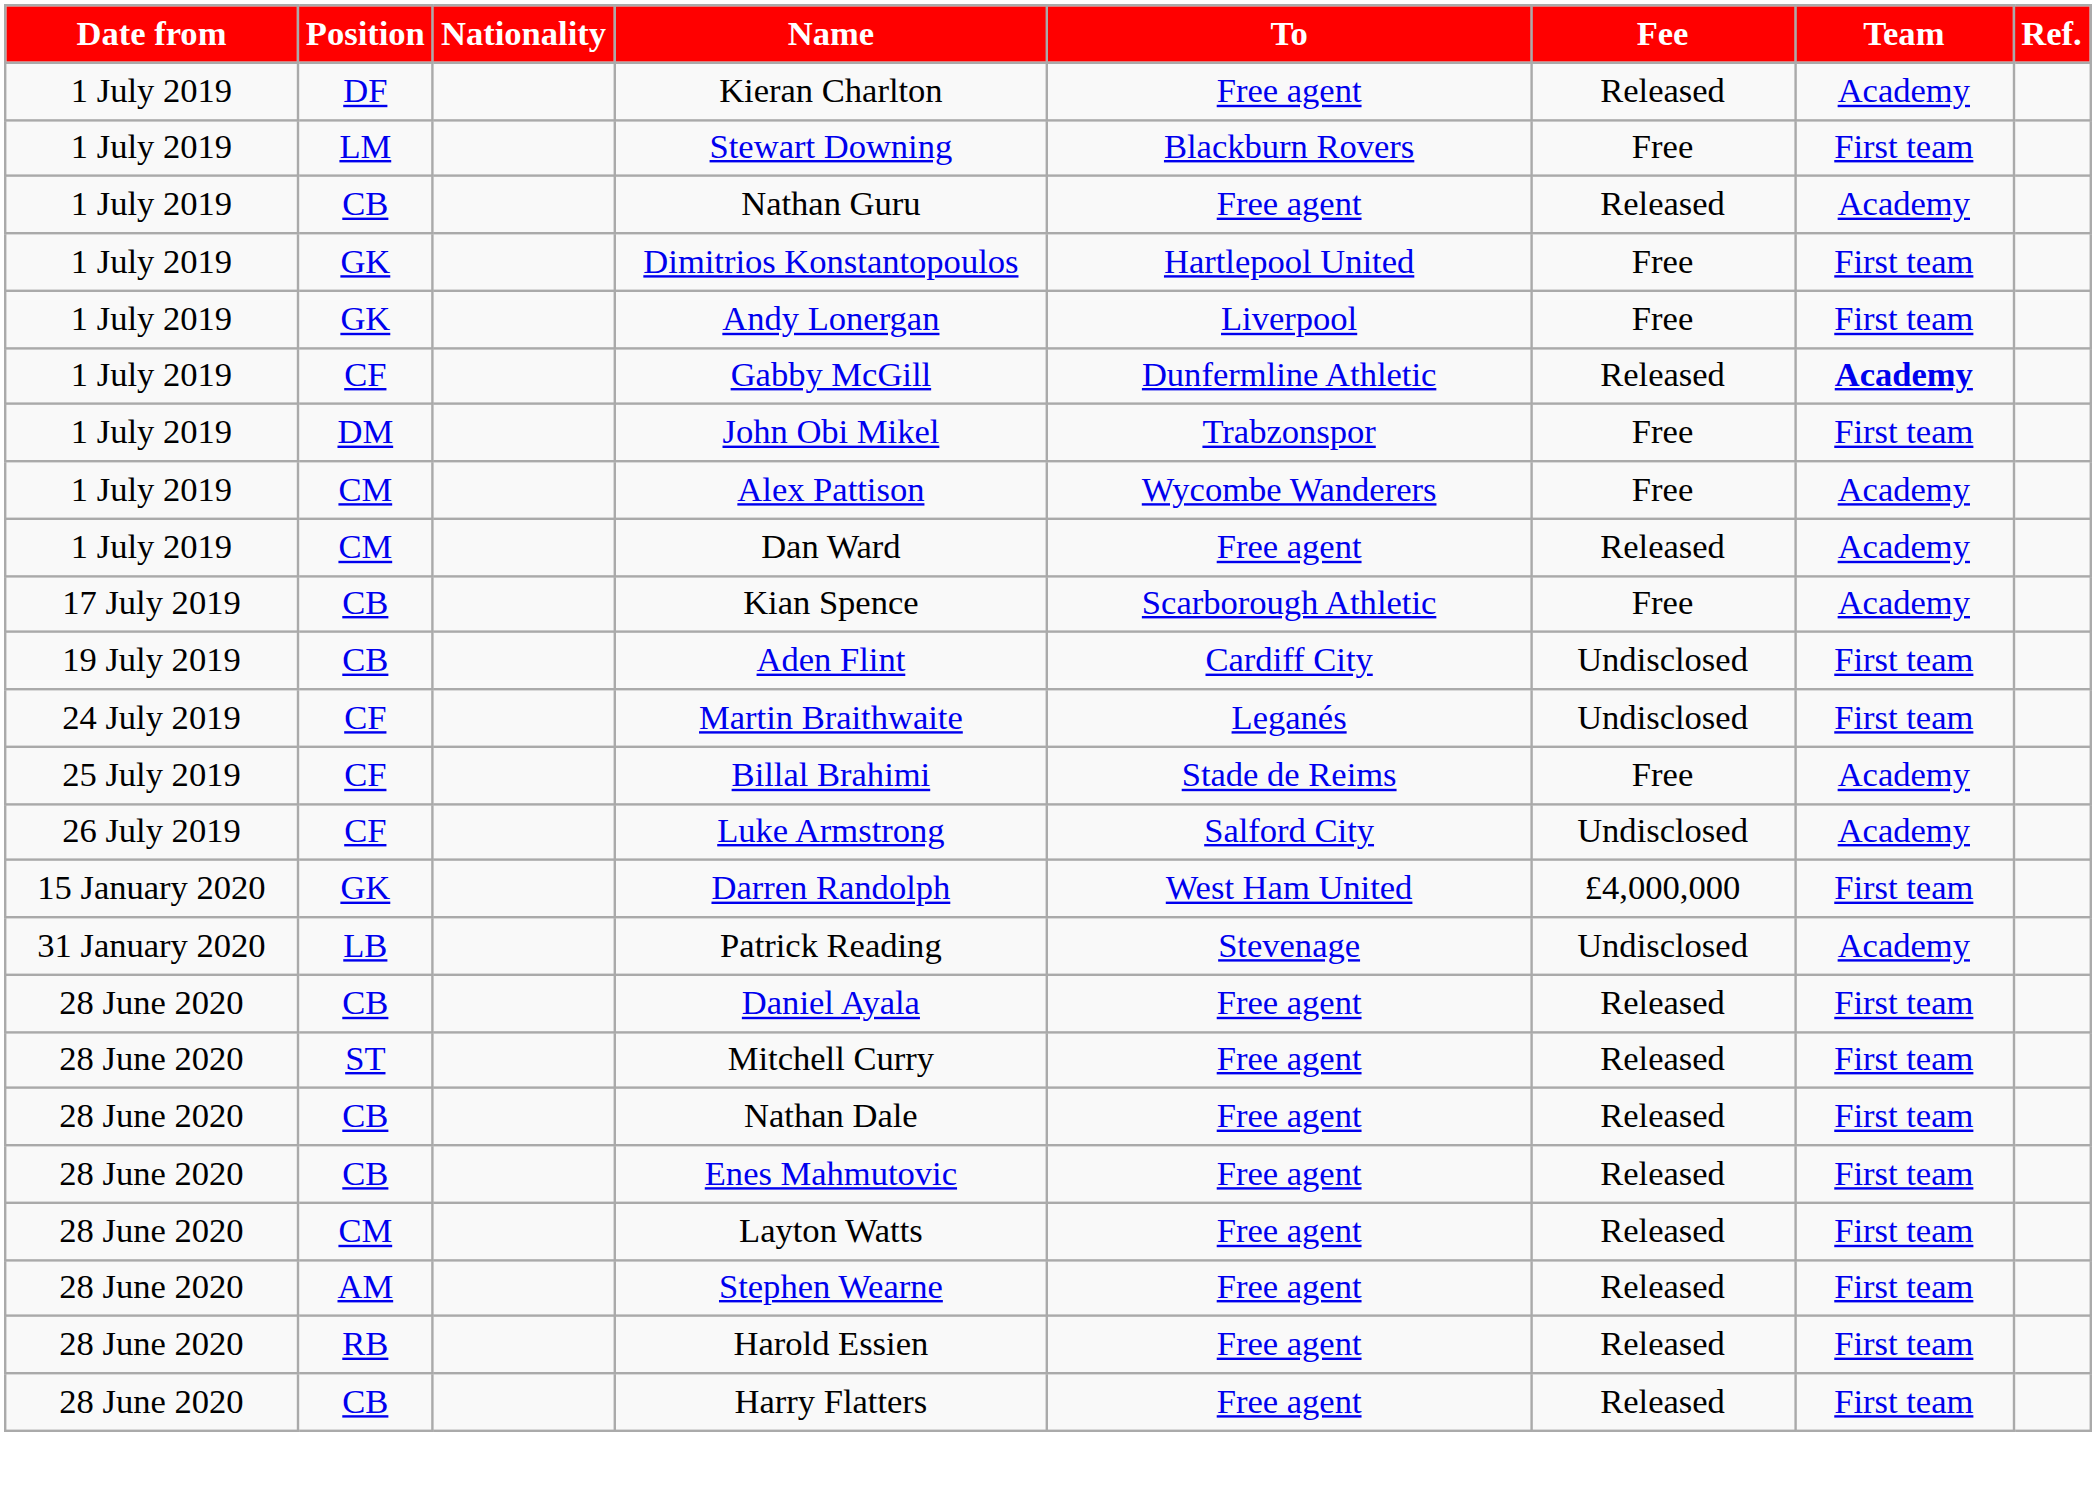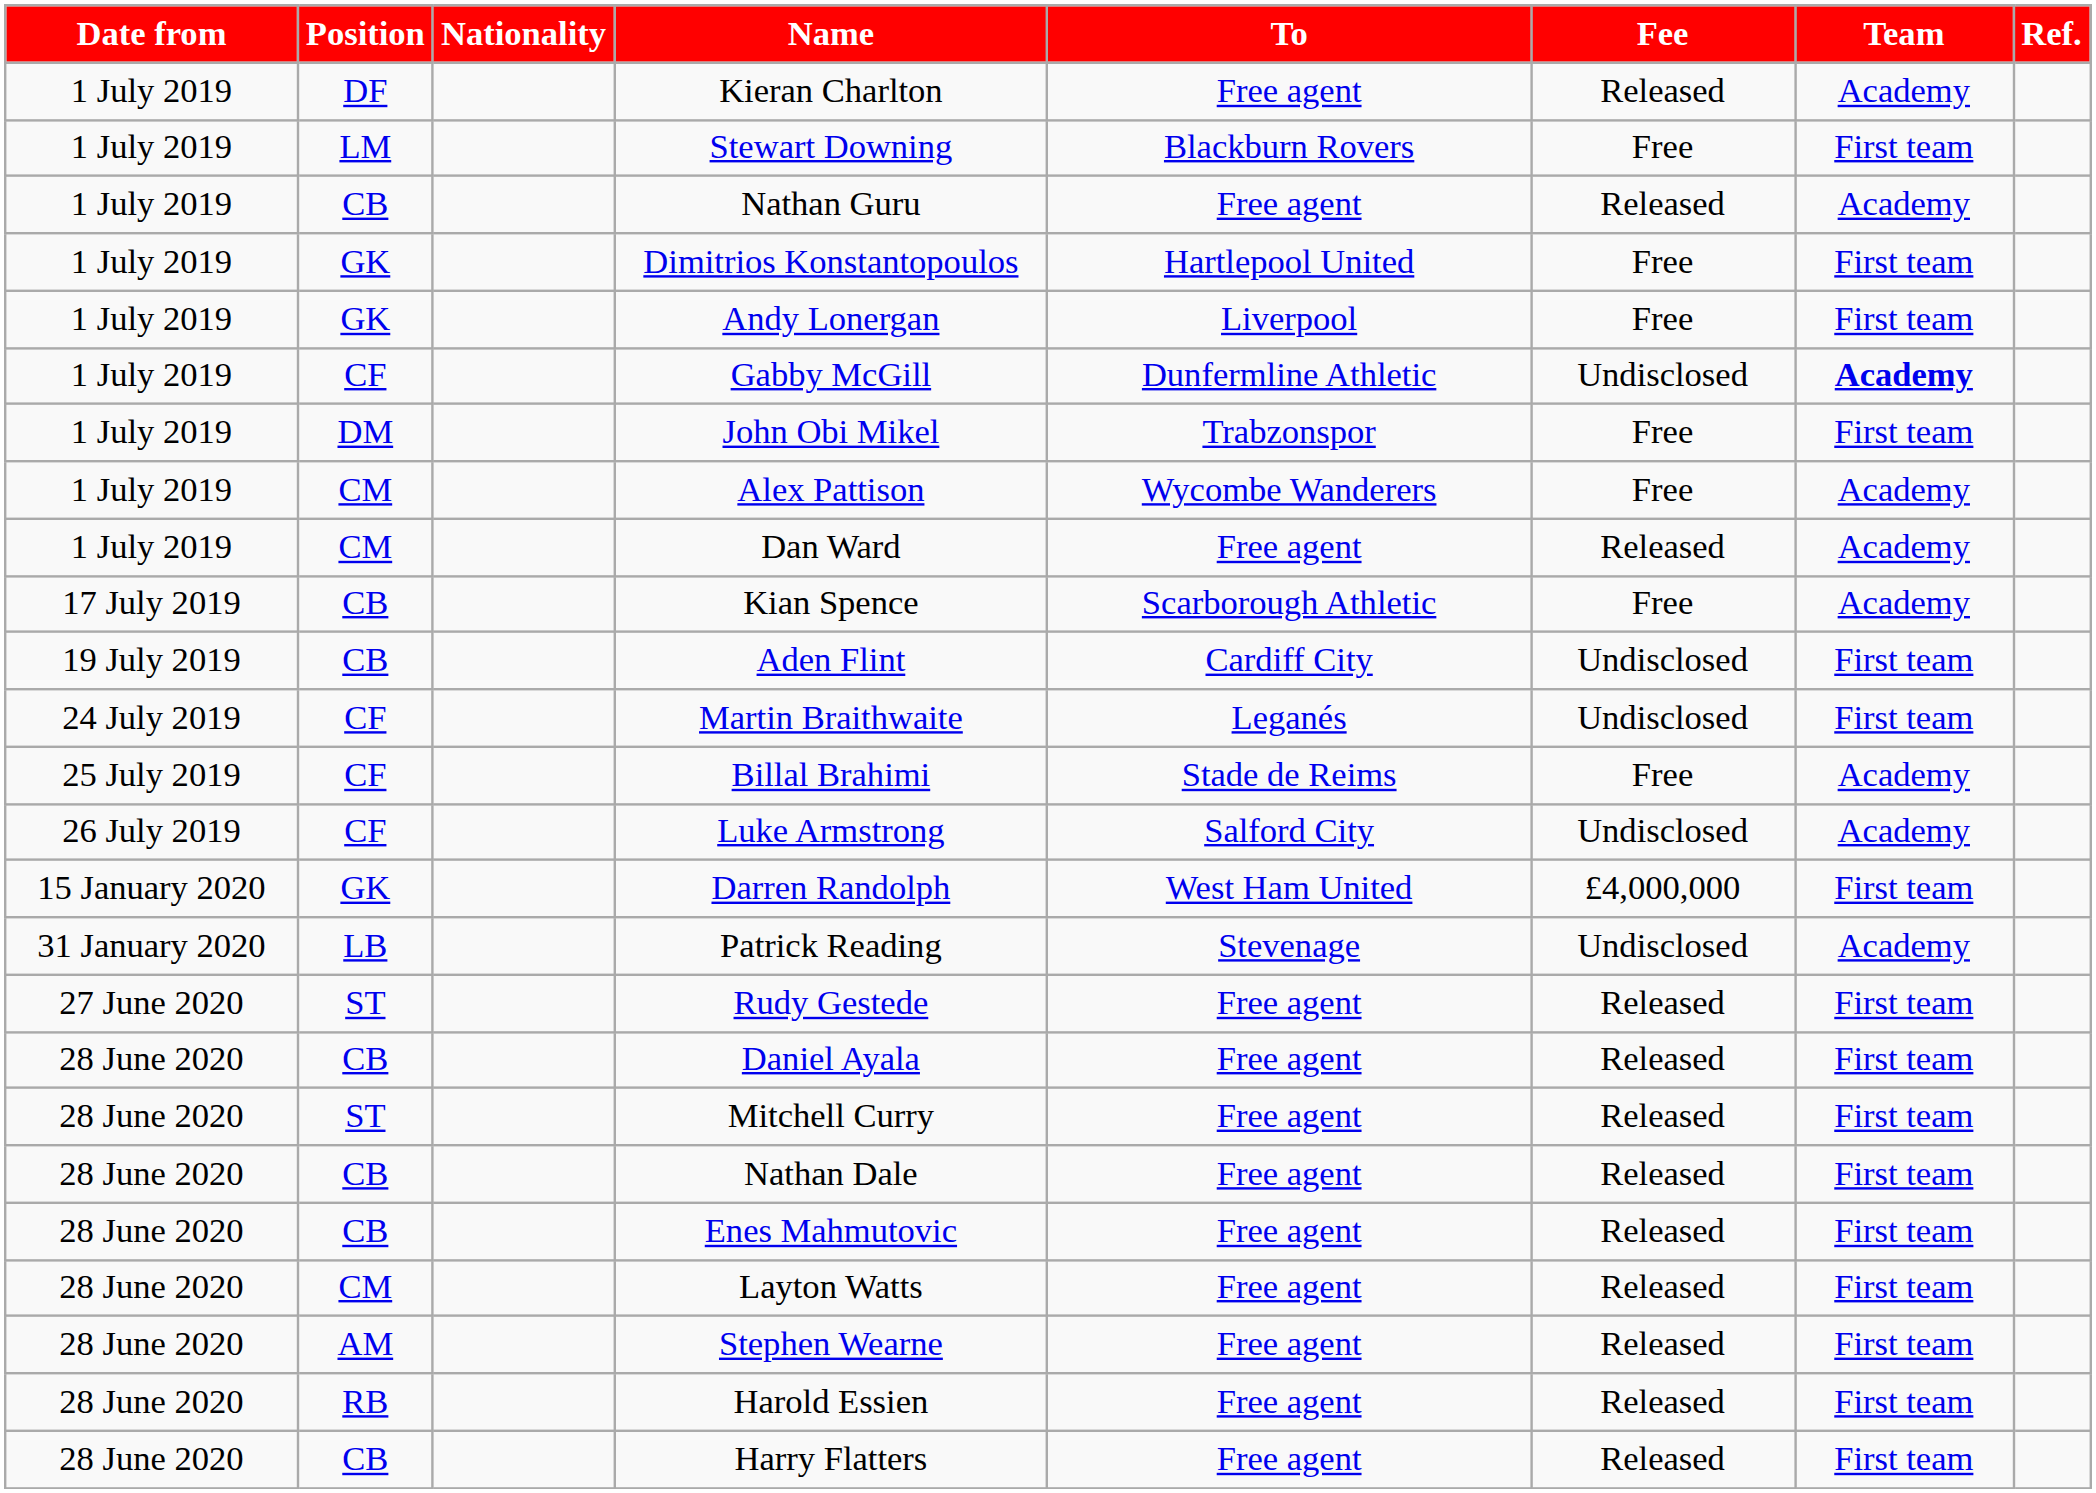(1663, 375) Released -> (1663, 375) Undisclosed
+ row: (831, 1002)
